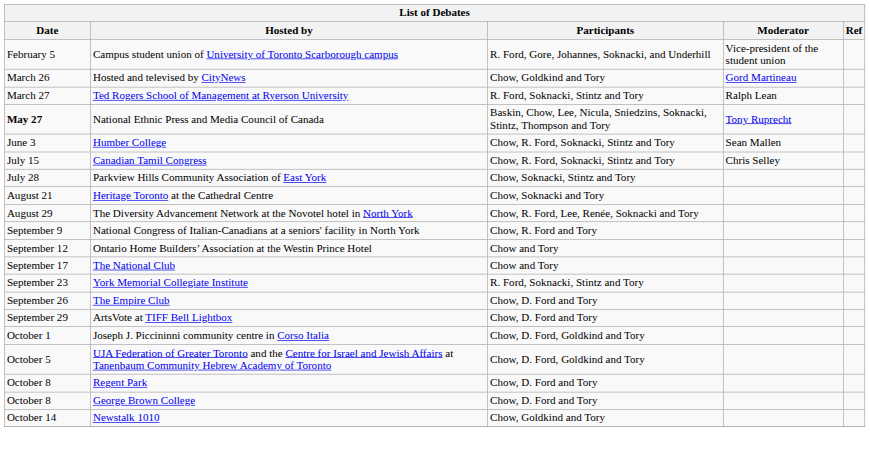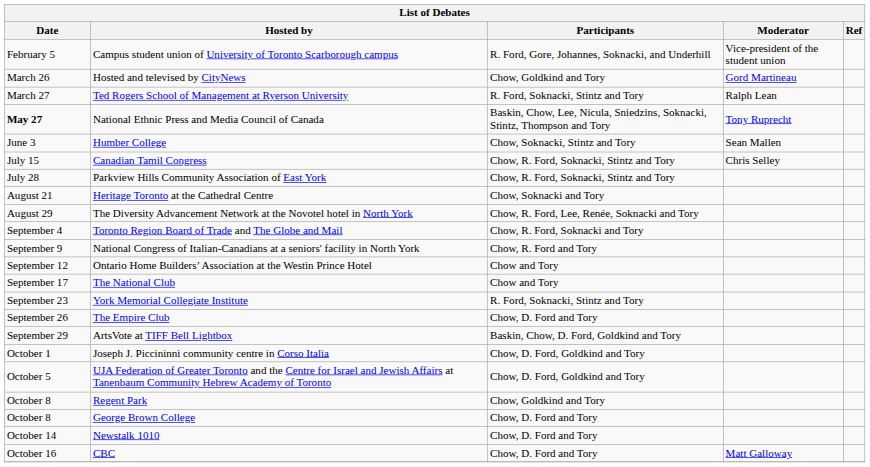(582, 143) Chow, R. Ford, Soknacki, Stintz and Tory -> (563, 143) Chow, Soknacki, Stintz and Tory
(563, 178) Chow, Soknacki, Stintz and Tory -> (582, 178) Chow, R. Ford, Soknacki, Stintz and Tory
+ row: (218, 230)
(544, 318) Chow, D. Ford and Tory -> (586, 335) Baskin, Chow, D. Ford, Goldkind and Tory
(544, 383) Chow, D. Ford and Tory -> (548, 400) Chow, Goldkind and Tory
(548, 418) Chow, Goldkind and Tory -> (544, 435) Chow, D. Ford and Tory
+ row: (104, 453)
